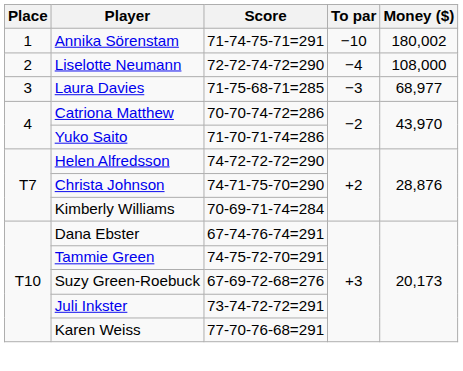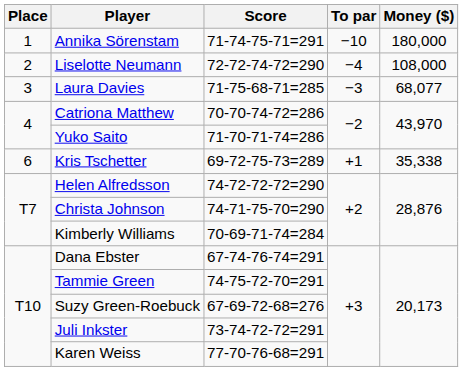(419, 40) 180,002 -> (419, 40) 180,000
(419, 88) 68,977 -> (419, 88) 68,077
+ row: (101, 161)
